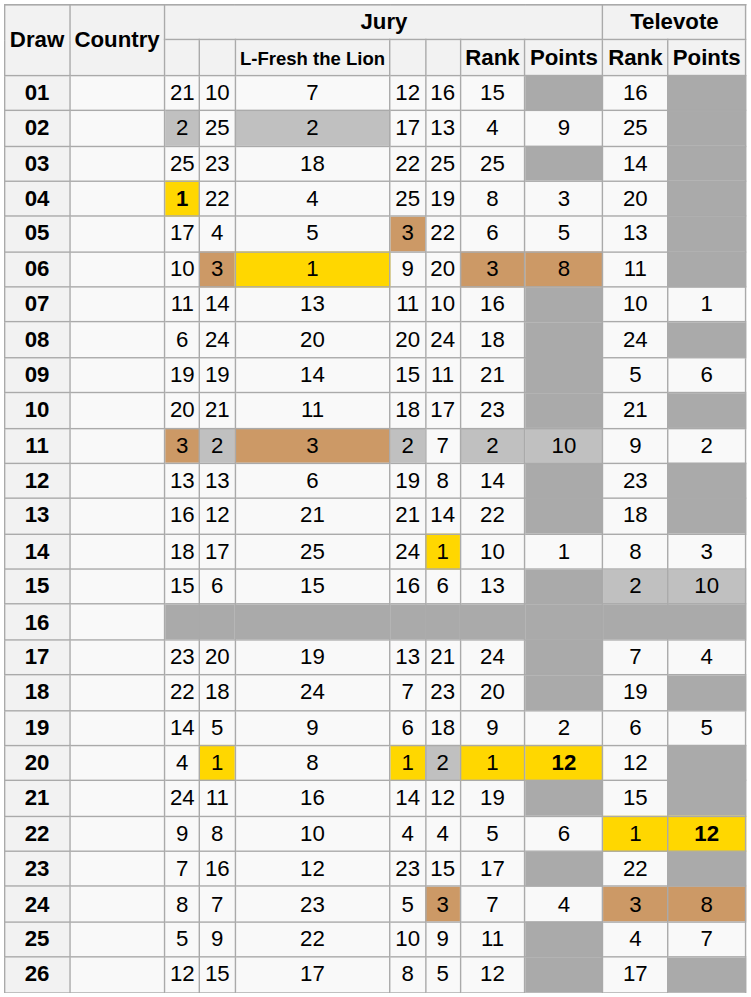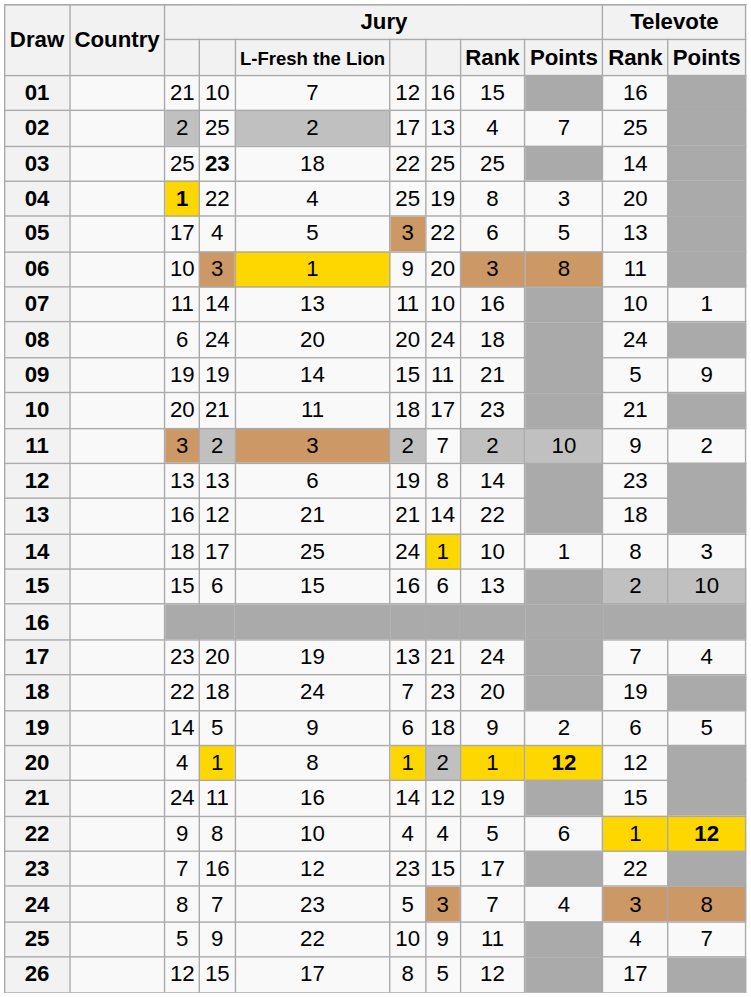(564, 127) 9 -> (564, 127) 7
(217, 163) normal -> (217, 163) bold
(707, 374) 6 -> (707, 374) 9
